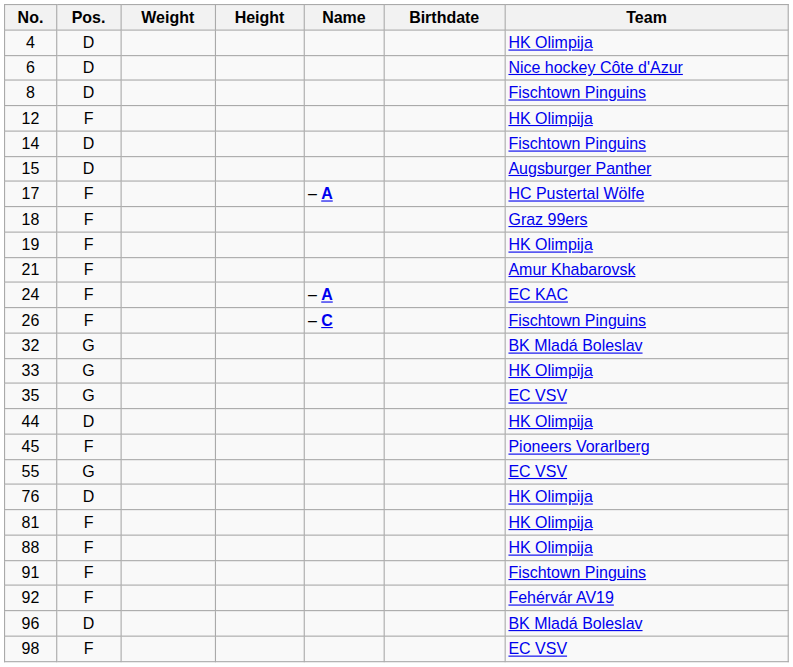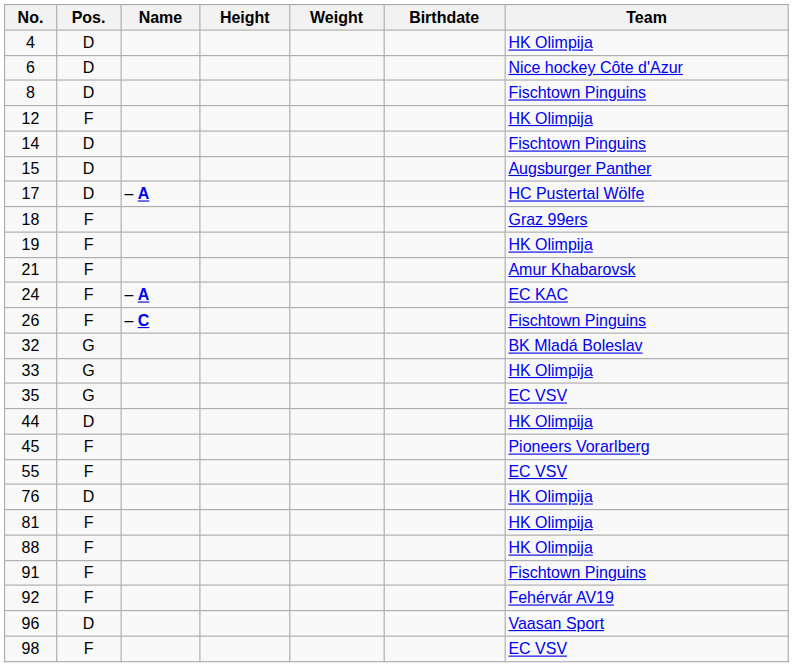columns swapped: (344, 18) <-> (168, 18)
(89, 194) F -> (89, 194) D
(89, 472) G -> (89, 472) F
(576, 624) BK Mladá Boleslav -> (556, 624) Vaasan Sport
